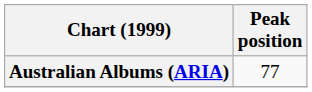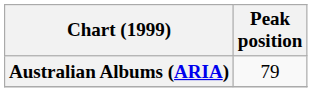(270, 71) 77 -> (270, 71) 79
